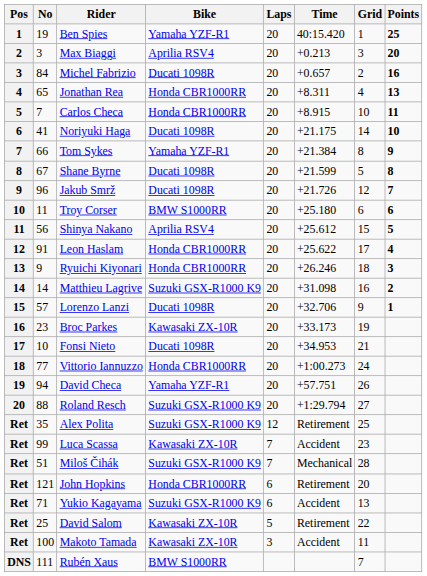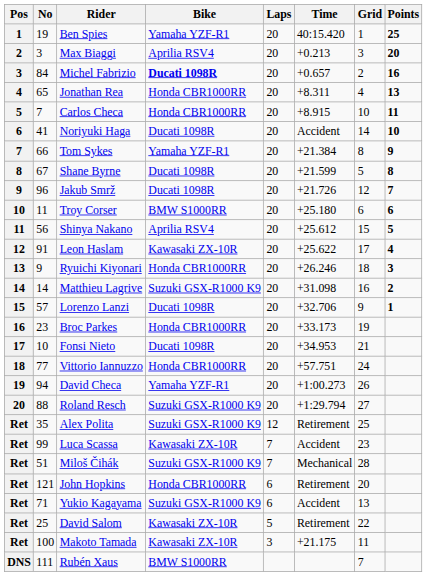(181, 73) normal -> (183, 73) bold
(317, 131) +21.175 -> (318, 131) Accident
(197, 249) Honda CBR1000RR -> (193, 249) Kawasaki ZX-10R
(193, 327) Kawasaki ZX-10R -> (197, 327) Honda CBR1000RR
(321, 366) +1:00.273 -> (317, 366) +57.751
(317, 385) +57.751 -> (321, 385) +1:00.273
(318, 542) Accident -> (317, 542) +21.175
